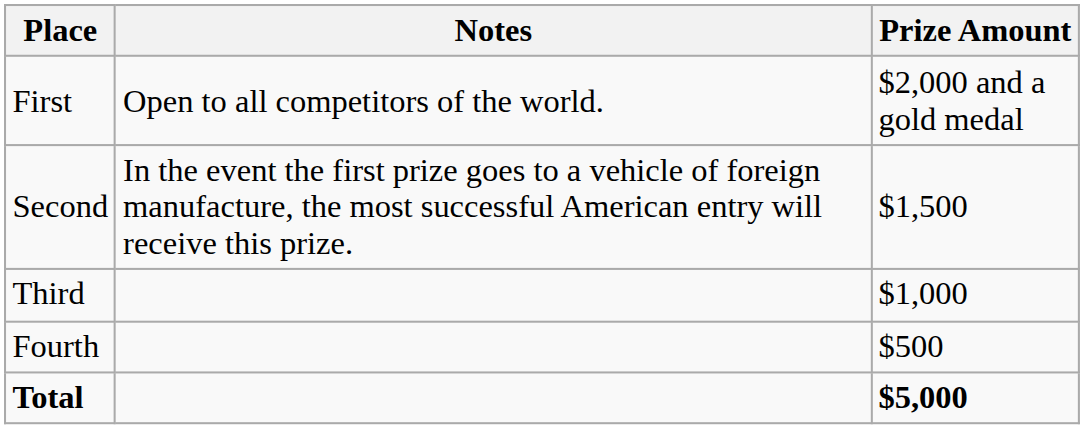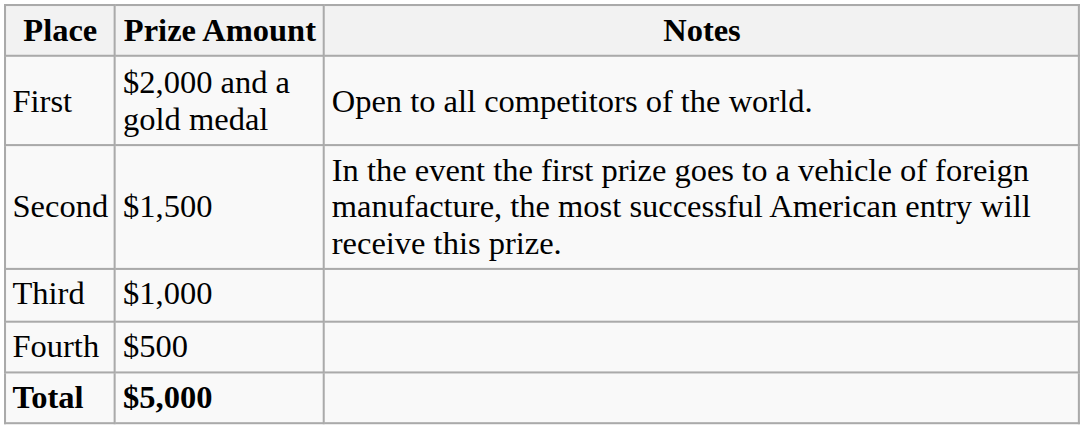columns swapped: (975, 30) <-> (493, 30)
